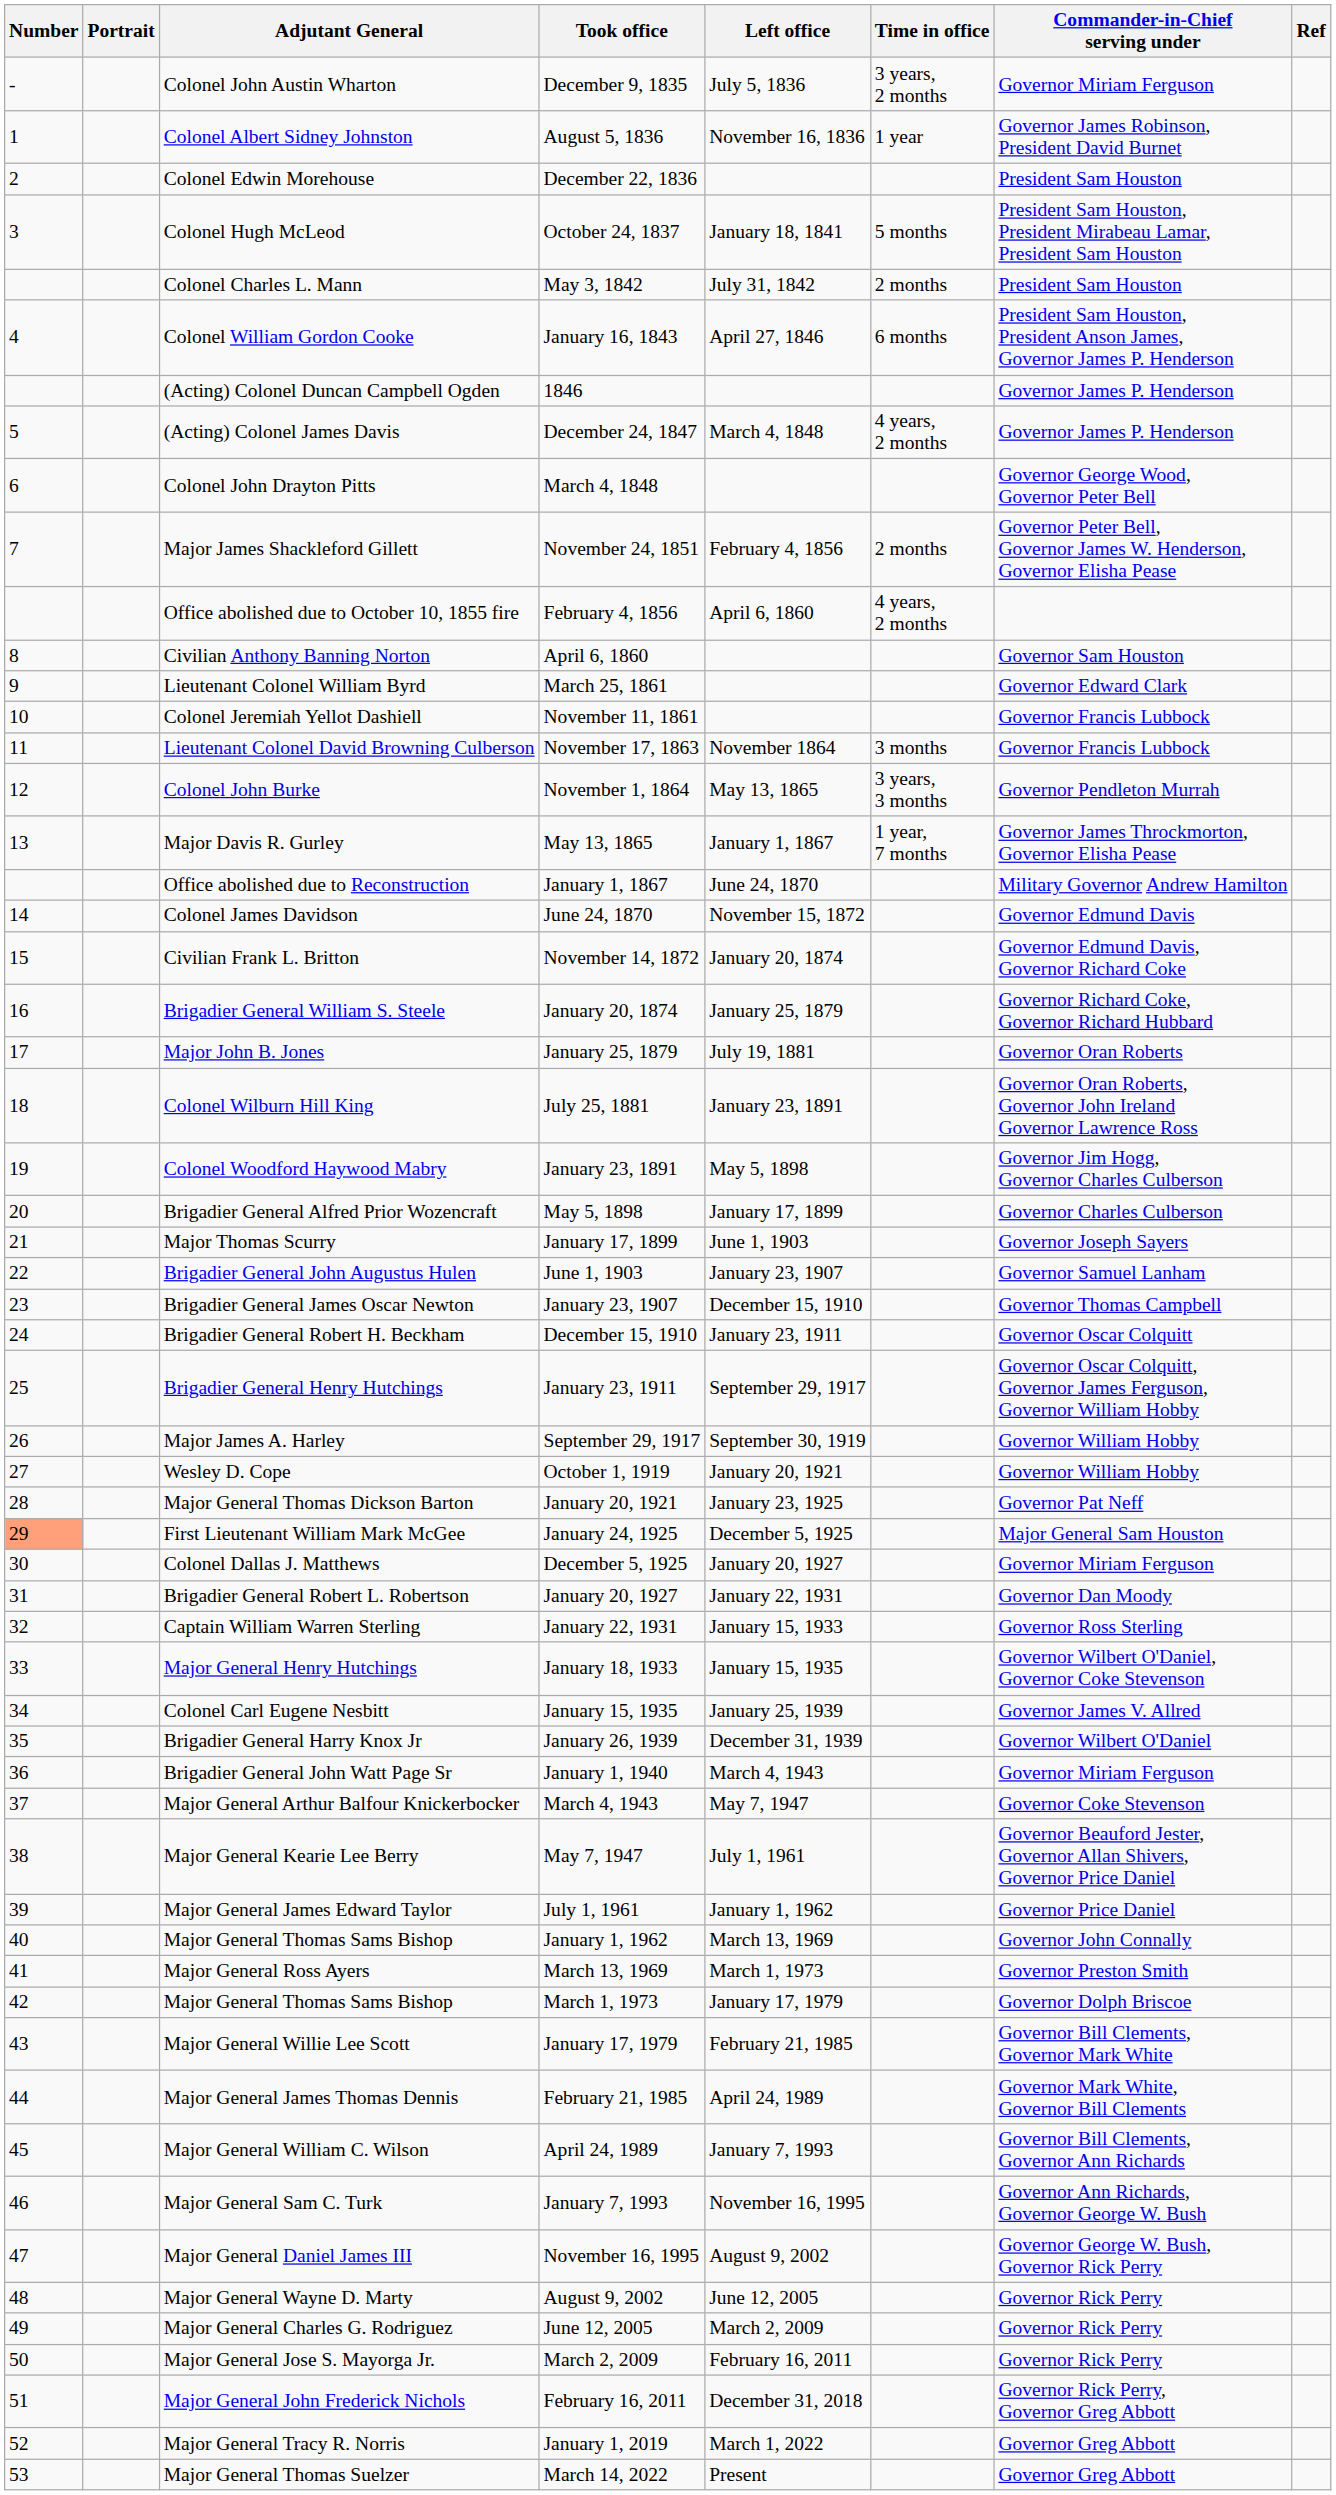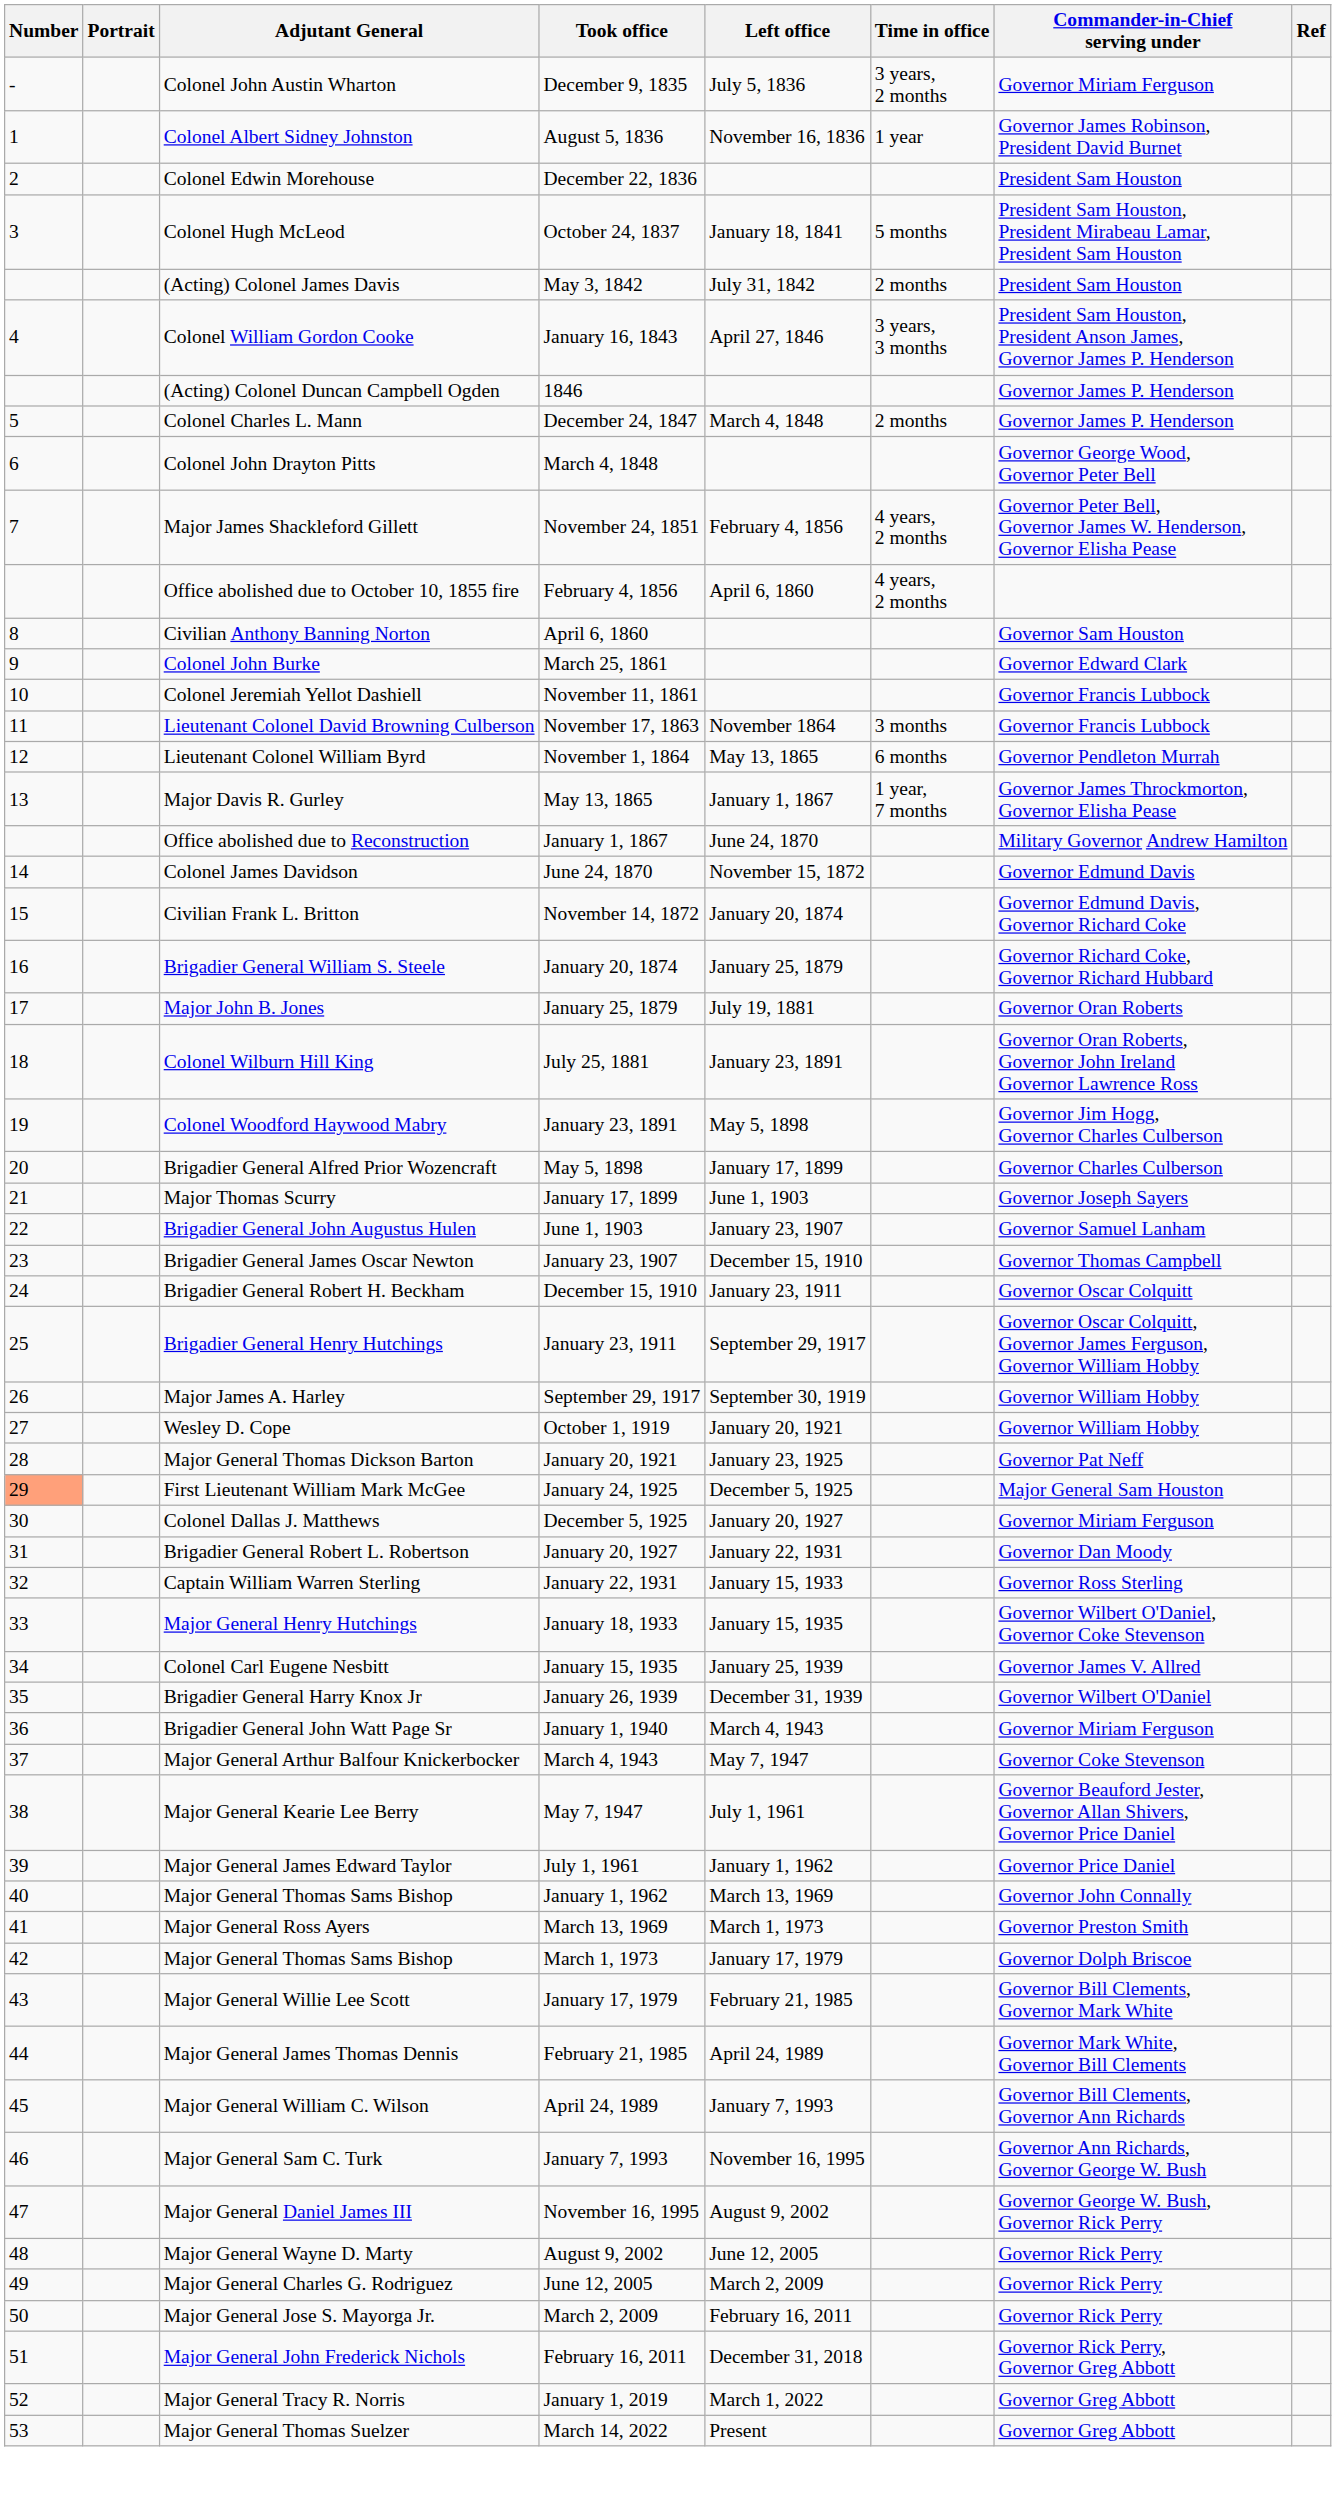(263, 284) Colonel Charles L. Mann -> (282, 284) (Acting) Colonel James Davis
(911, 337) 6 months -> (911, 337) 3 years, 3 months
(282, 432) (Acting) Colonel James Davis -> (263, 421) Colonel Charles L. Mann
(911, 432) 4 years, 2 months -> (911, 421) 2 months
(911, 549) 2 months -> (911, 527) 4 years, 2 months
(295, 685) Lieutenant Colonel William Byrd -> (242, 663) Colonel John Burke
(242, 789) Colonel John Burke -> (295, 756) Lieutenant Colonel William Byrd
(911, 789) 3 years, 3 months -> (911, 756) 6 months
